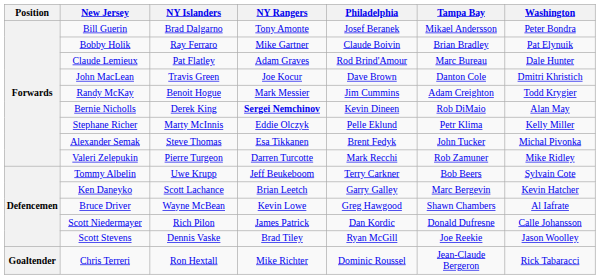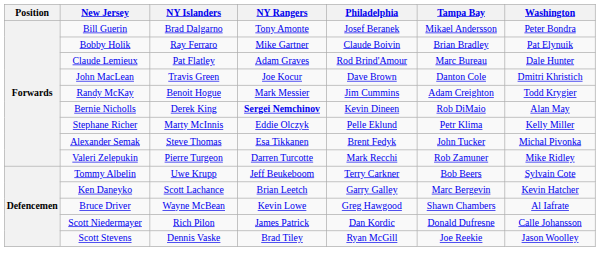- row: (105, 260)
